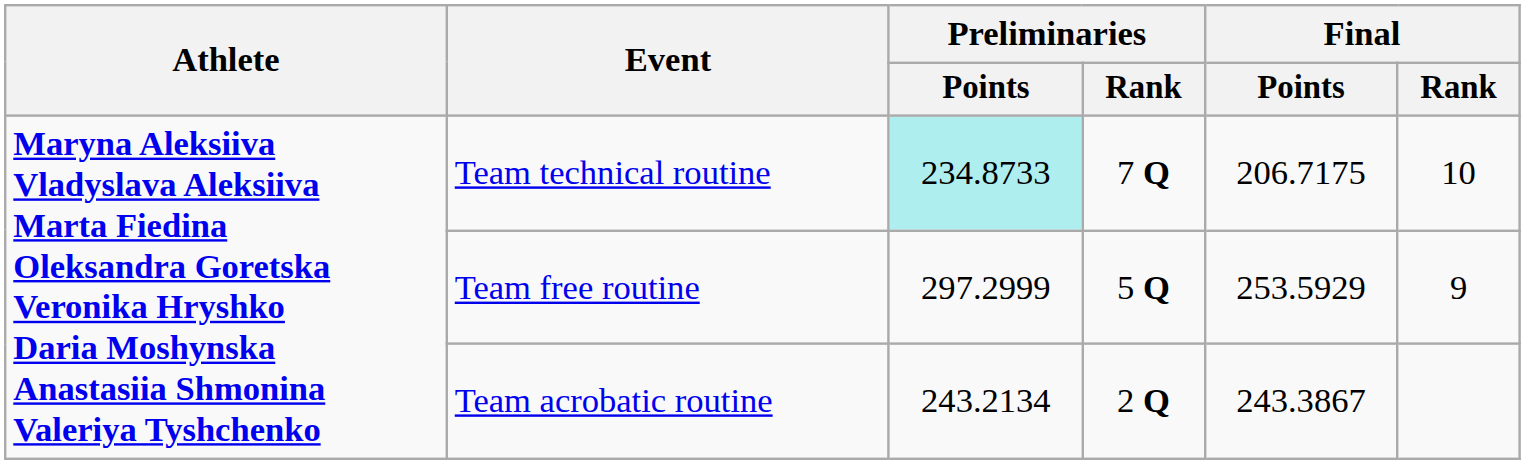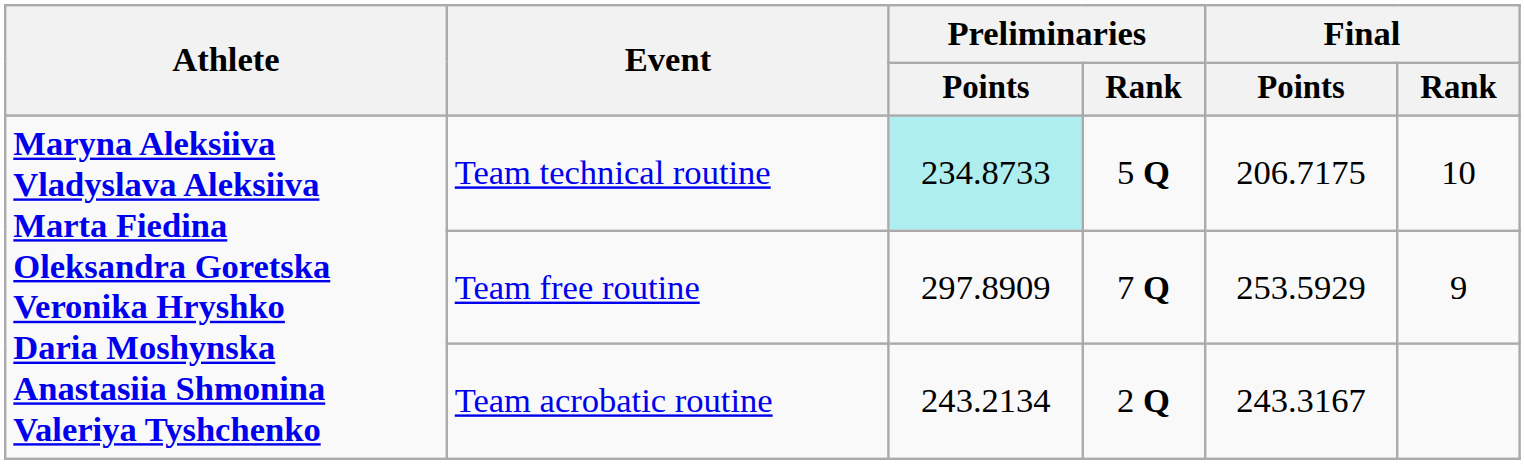(1143, 172) 7 Q -> (1143, 172) 5 Q
(986, 287) 297.2999 -> (986, 287) 297.8909
(1143, 287) 5 Q -> (1143, 287) 7 Q
(1301, 401) 243.3867 -> (1301, 401) 243.3167
